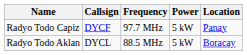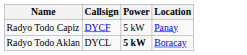- column: (145, 12)
(183, 43) normal -> (134, 43) bold
